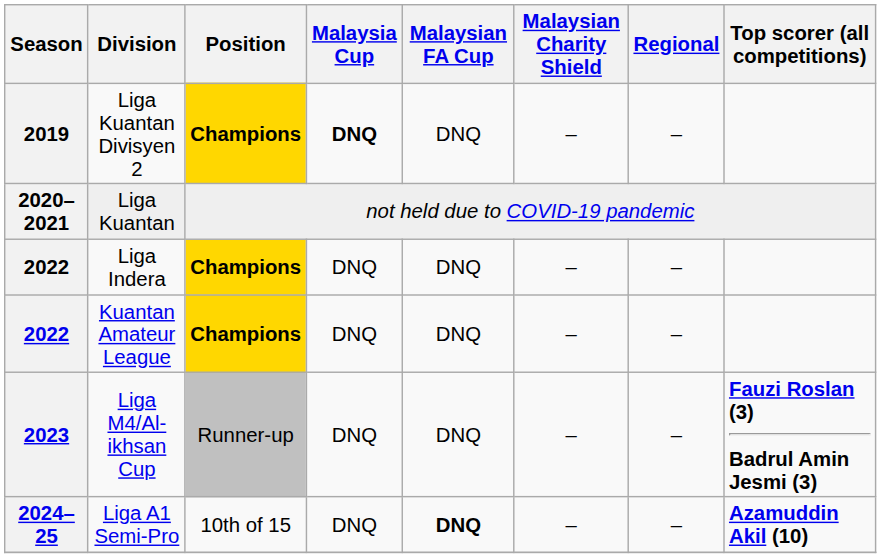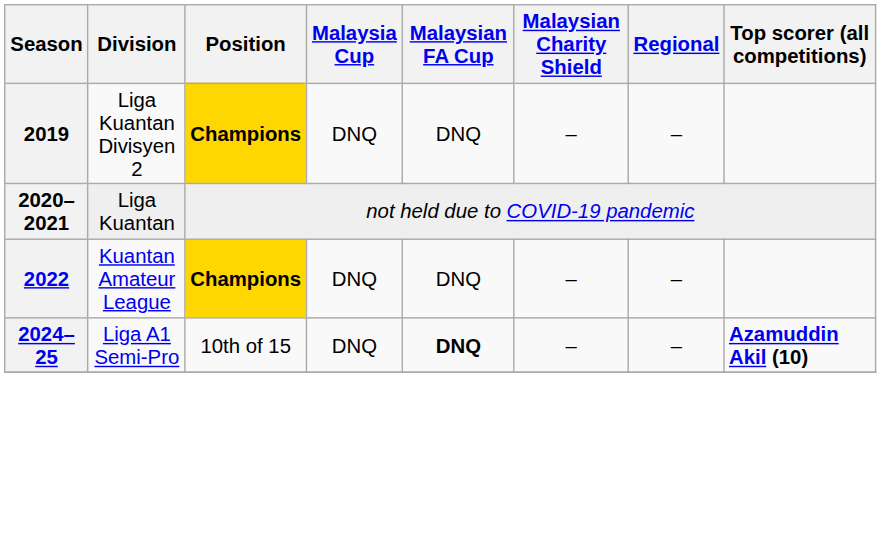(354, 134) bold -> (354, 134) normal
- row: (137, 267)
- row: (137, 435)
